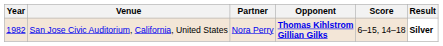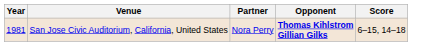- column: (423, 12)
(16, 30) 1982 -> (16, 30) 1981
